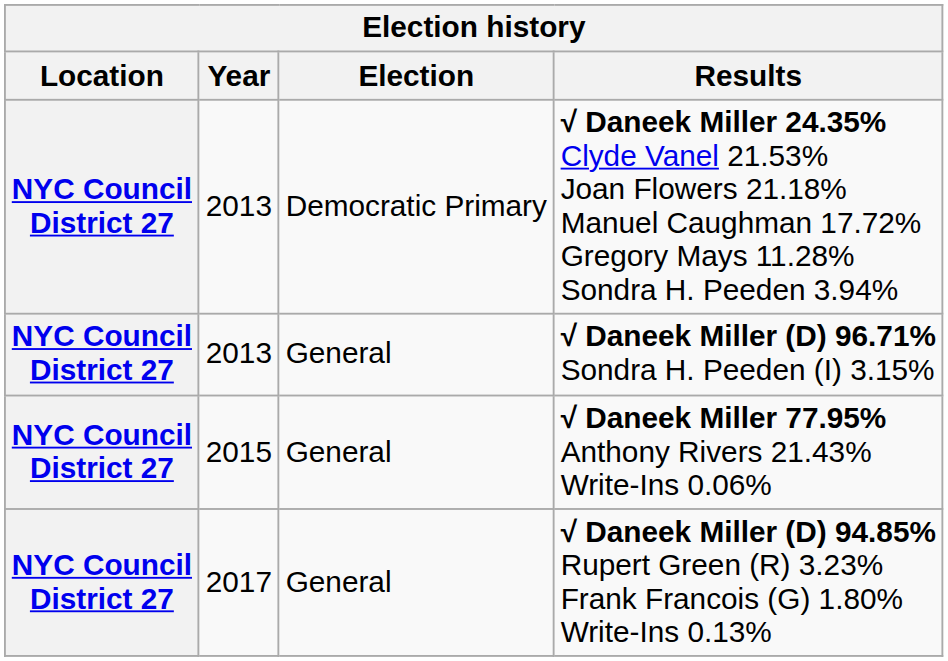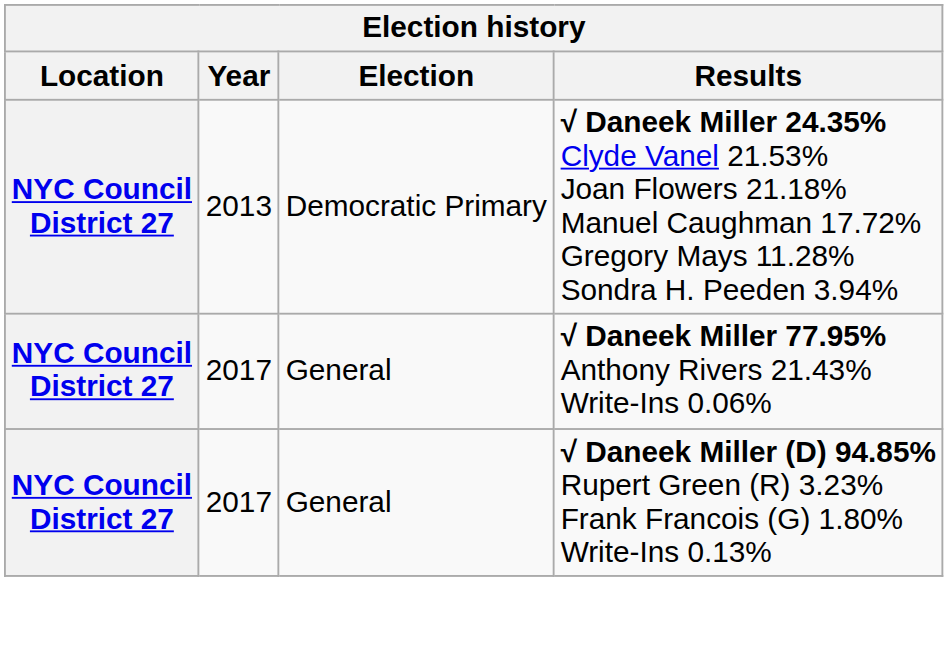- row: (748, 353)
(239, 451) 2015 -> (239, 370) 2017
